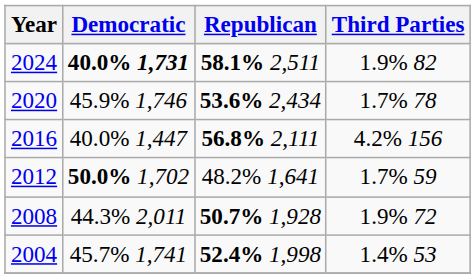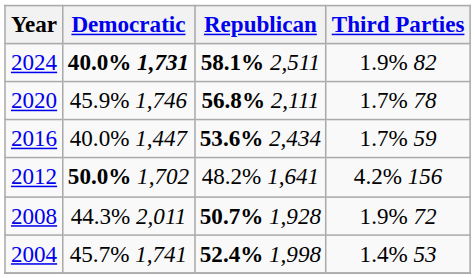(260, 100) 53.6% 2,434 -> (260, 100) 56.8% 2,111
(260, 138) 56.8% 2,111 -> (260, 138) 53.6% 2,434
(398, 138) 4.2% 156 -> (398, 138) 1.7% 59
(398, 177) 1.7% 59 -> (398, 177) 4.2% 156
